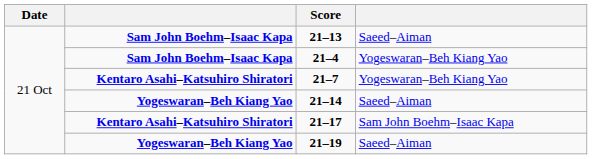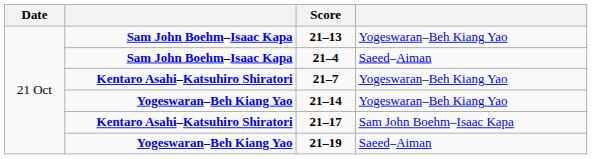(395, 36) Saeed–Aiman -> (433, 36) Yogeswaran–Beh Kiang Yao
(433, 58) Yogeswaran–Beh Kiang Yao -> (395, 58) Saeed–Aiman
(395, 101) Saeed–Aiman -> (433, 101) Yogeswaran–Beh Kiang Yao
